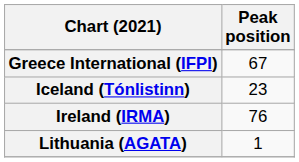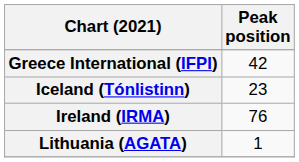(258, 63) 67 -> (258, 63) 42
